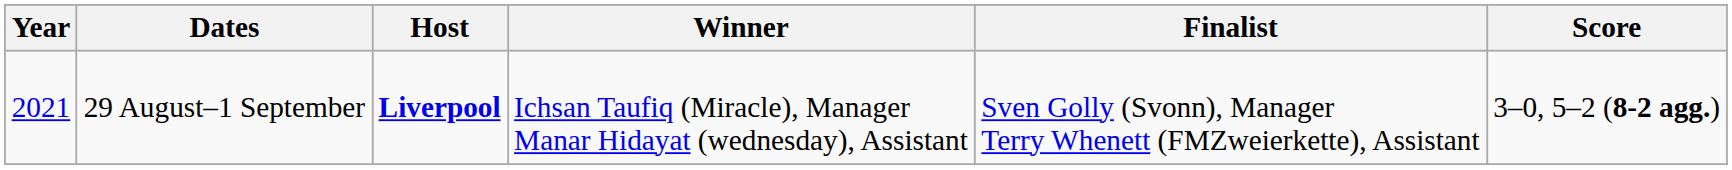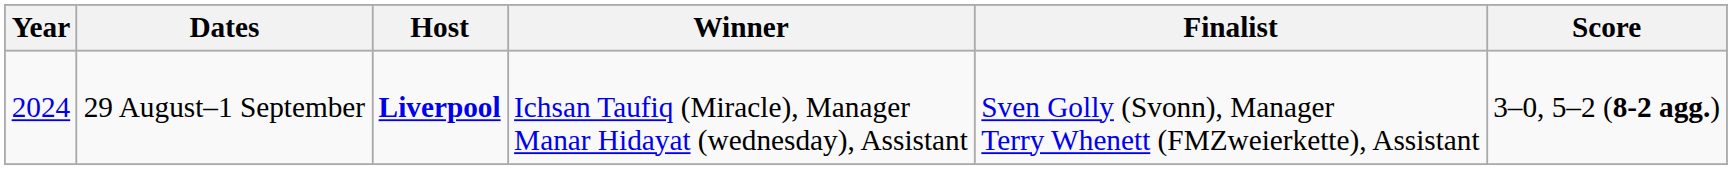(41, 107) 2021 -> (41, 107) 2024
